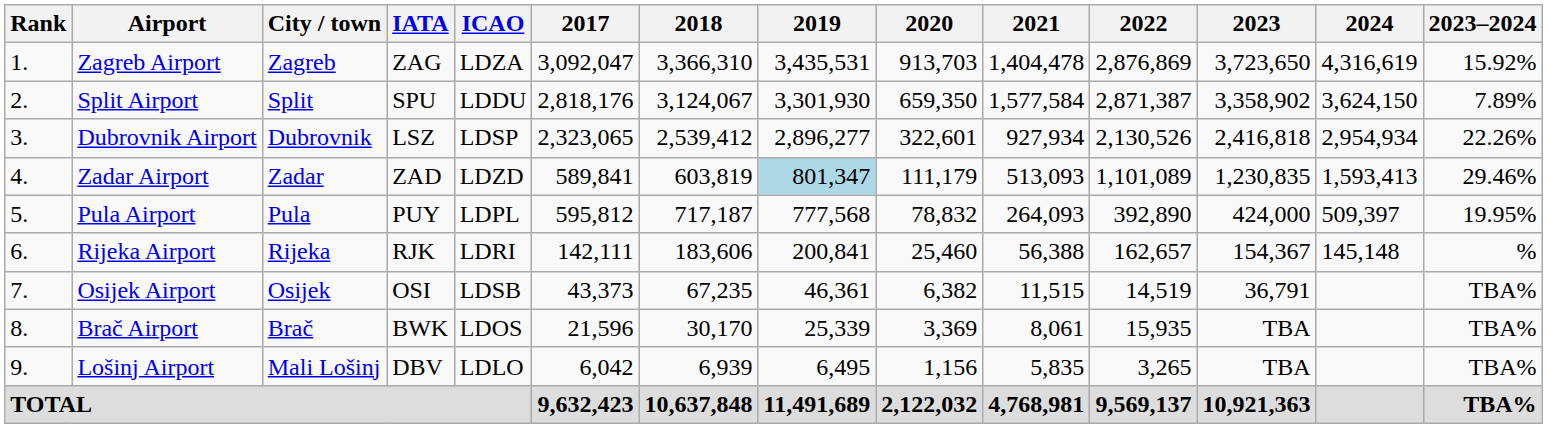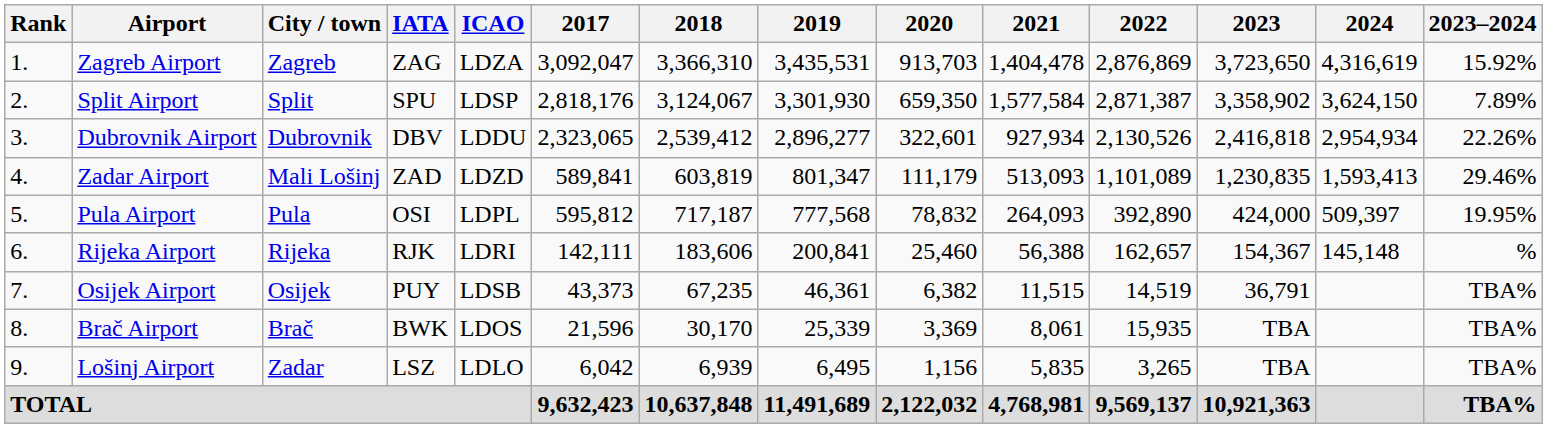(493, 99) LDDU -> (489, 99) LDSP
(414, 137) LSZ -> (418, 137) DBV
(489, 137) LDSP -> (493, 137) LDDU
(296, 175) Zadar -> (324, 175) Mali Lošinj
(831, 175) lightblue background -> (831, 175) no background
(416, 213) PUY -> (412, 213) OSI
(412, 289) OSI -> (416, 289) PUY
(324, 366) Mali Lošinj -> (296, 366) Zadar
(418, 366) DBV -> (414, 366) LSZ
